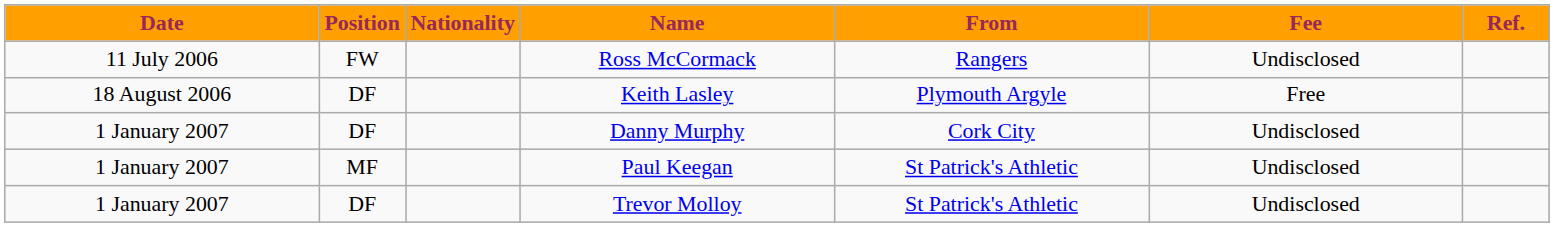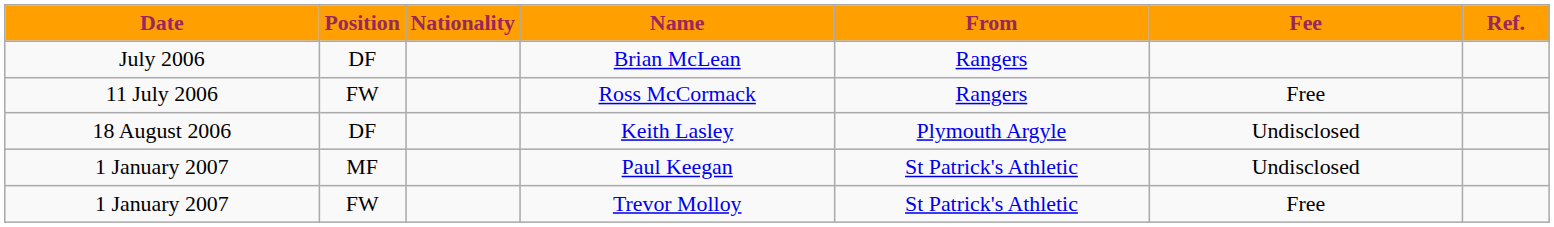+ row: (677, 59)
(1306, 59) Undisclosed -> (1306, 95) Free
(1306, 95) Free -> (1306, 131) Undisclosed
- row: (677, 131)
(362, 203) DF -> (362, 203) FW
(1306, 203) Undisclosed -> (1306, 203) Free
